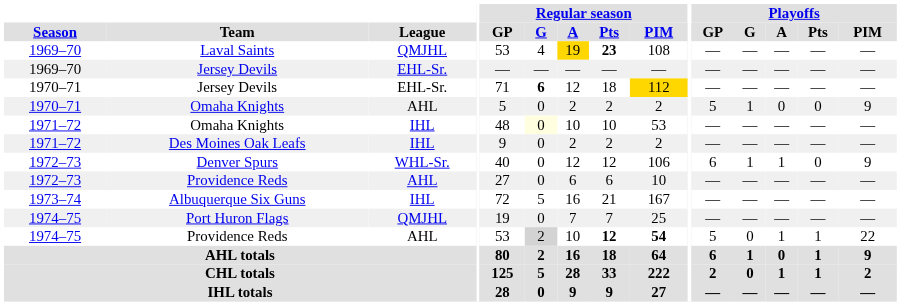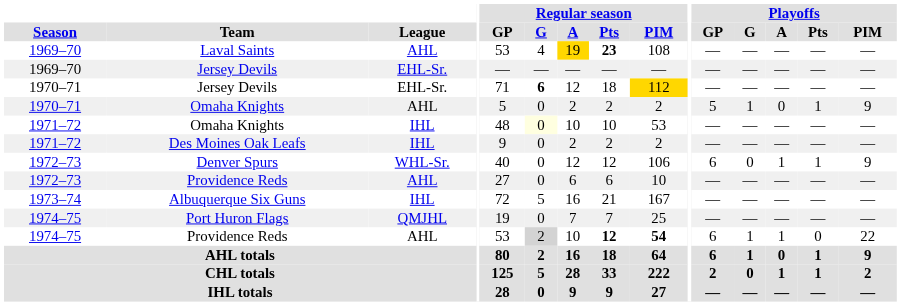(422, 50) QMJHL -> (422, 50) AHL
(818, 106) 0 -> (818, 106) 1
(750, 162) 1 -> (750, 162) 0
(818, 162) 0 -> (818, 162) 1
(713, 236) 5 -> (713, 236) 6
(750, 236) 0 -> (750, 236) 1
(818, 236) 1 -> (818, 236) 0
